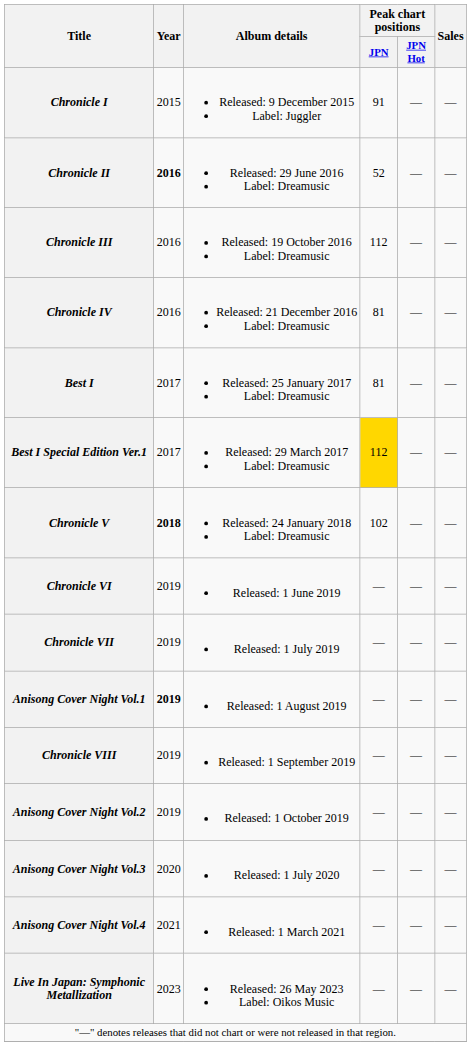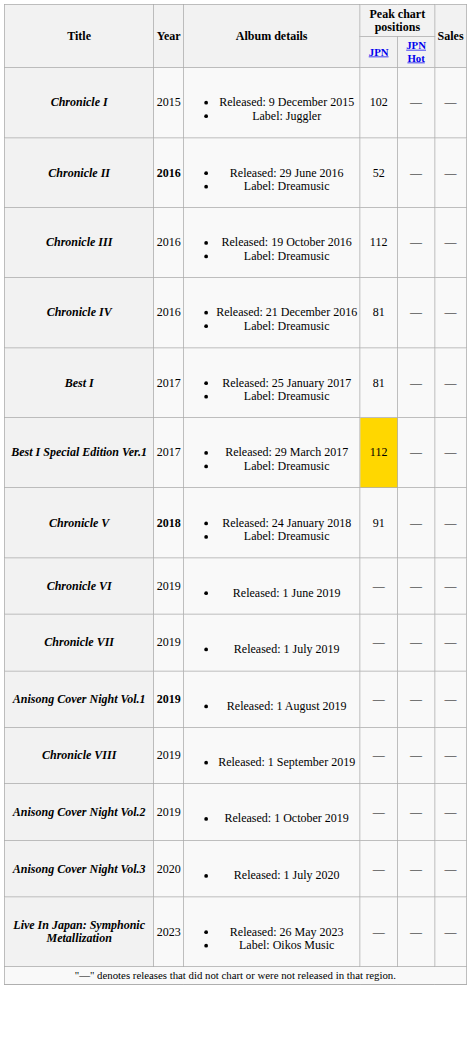(379, 102) 91 -> (379, 102) 102
(379, 522) 102 -> (379, 522) 91
- row: (79, 925)
